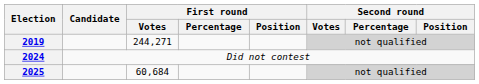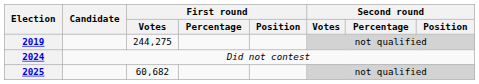(152, 42) 244,271 -> (152, 42) 244,275
(152, 72) 60,684 -> (152, 72) 60,682
